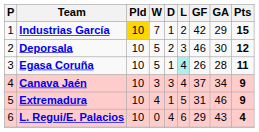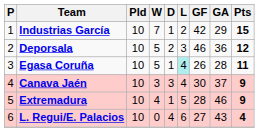(138, 30) gold background -> (138, 30) no background
(221, 48) 30 -> (221, 48) 36
(200, 83) 37 -> (200, 83) 30
(221, 83) 34 -> (221, 83) 37
(200, 100) 31 -> (200, 100) 28
(200, 118) 29 -> (200, 118) 27
